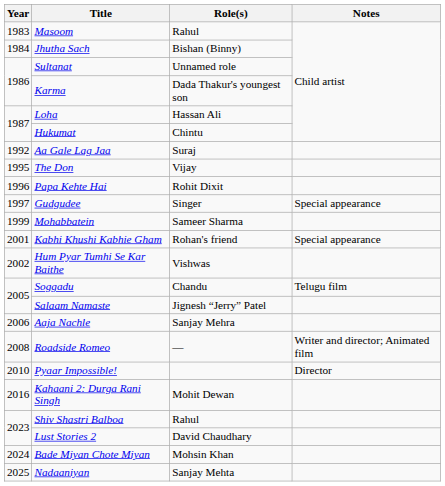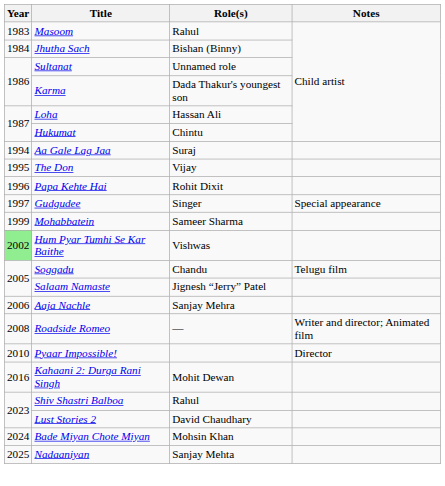(18, 150) 1992 -> (18, 150) 1994
- row: (98, 239)
(18, 263) no background -> (18, 245) lightgreen background
